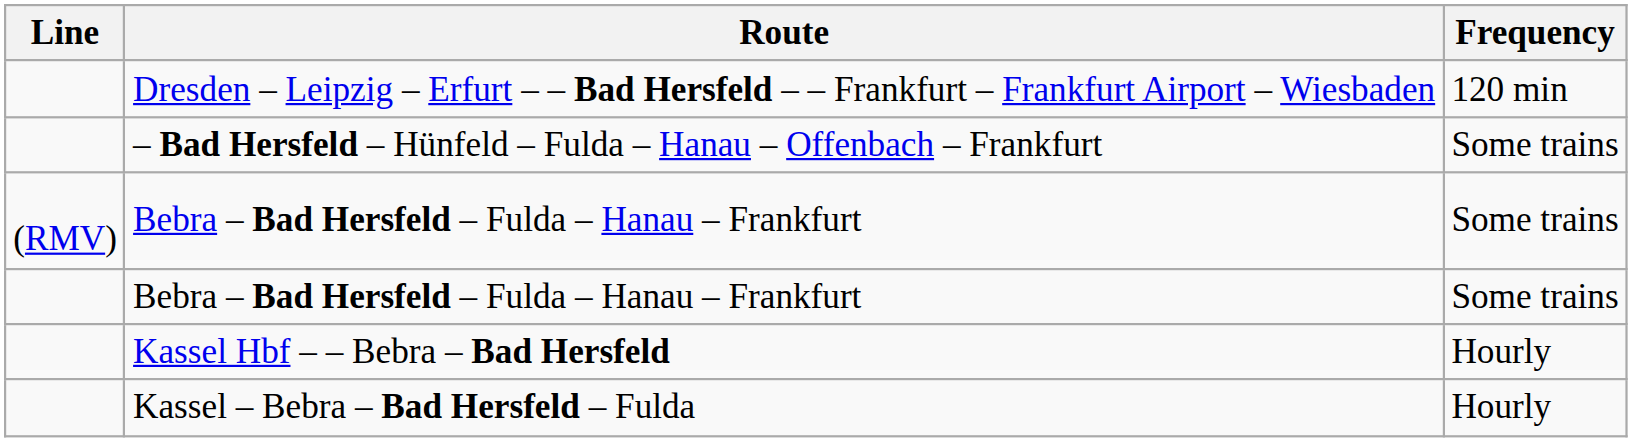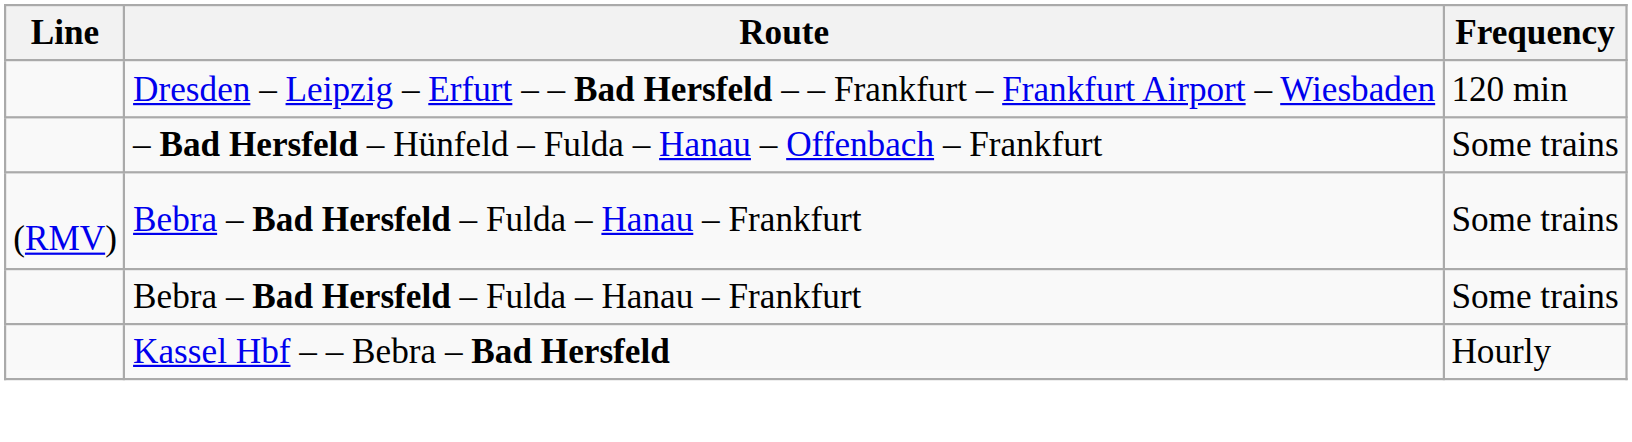- row: (65, 408)
